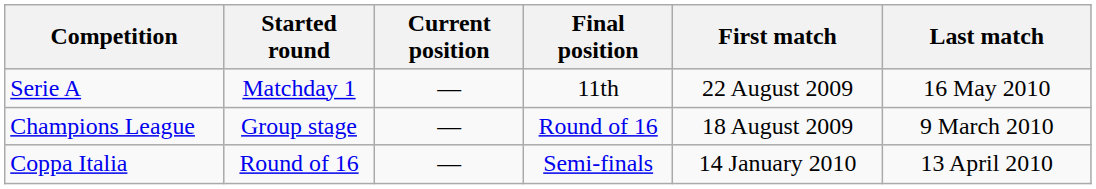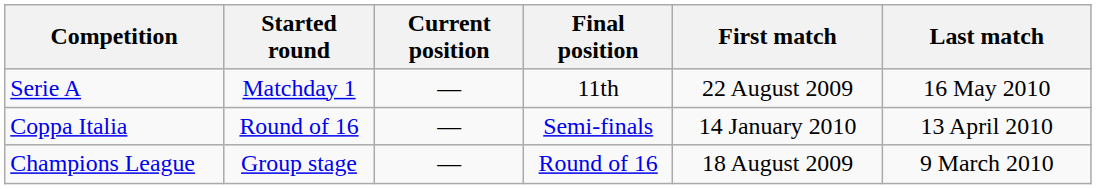rows swapped: (69, 163) <-> (103, 125)
